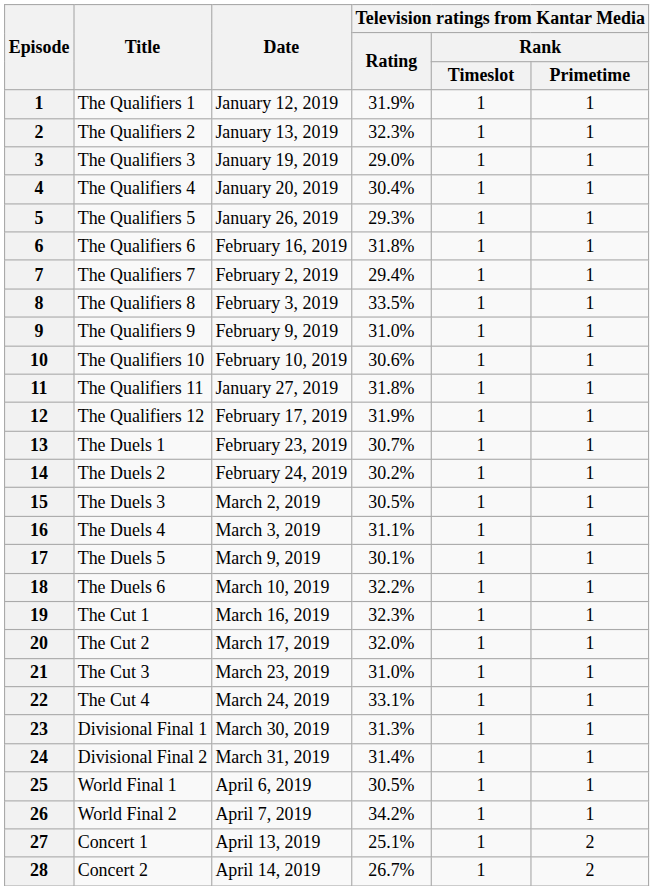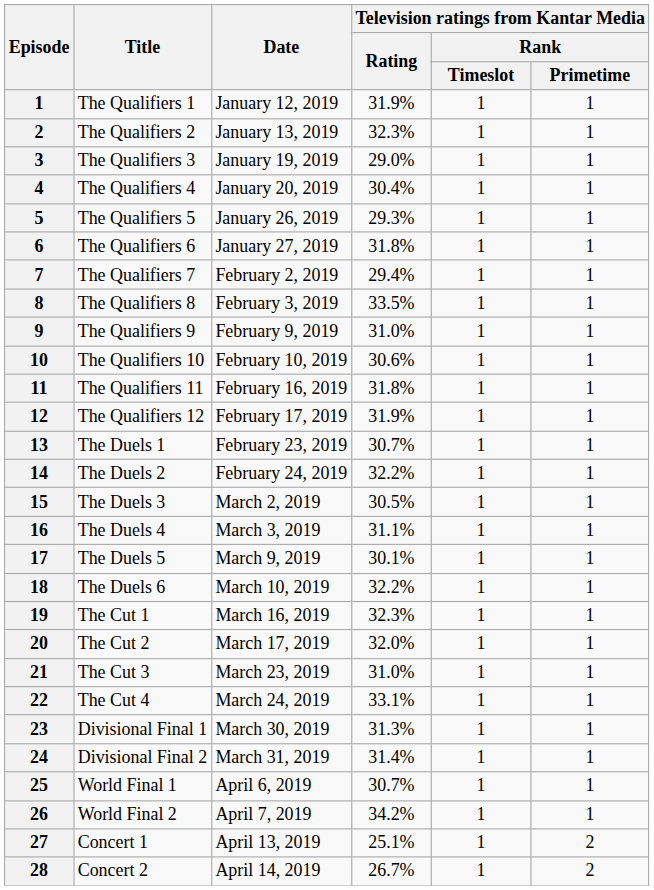(281, 246) February 16, 2019 -> (277, 246) January 27, 2019
(277, 388) January 27, 2019 -> (281, 388) February 16, 2019
(391, 473) 30.2% -> (391, 473) 32.2%
(391, 786) 30.5% -> (391, 786) 30.7%
